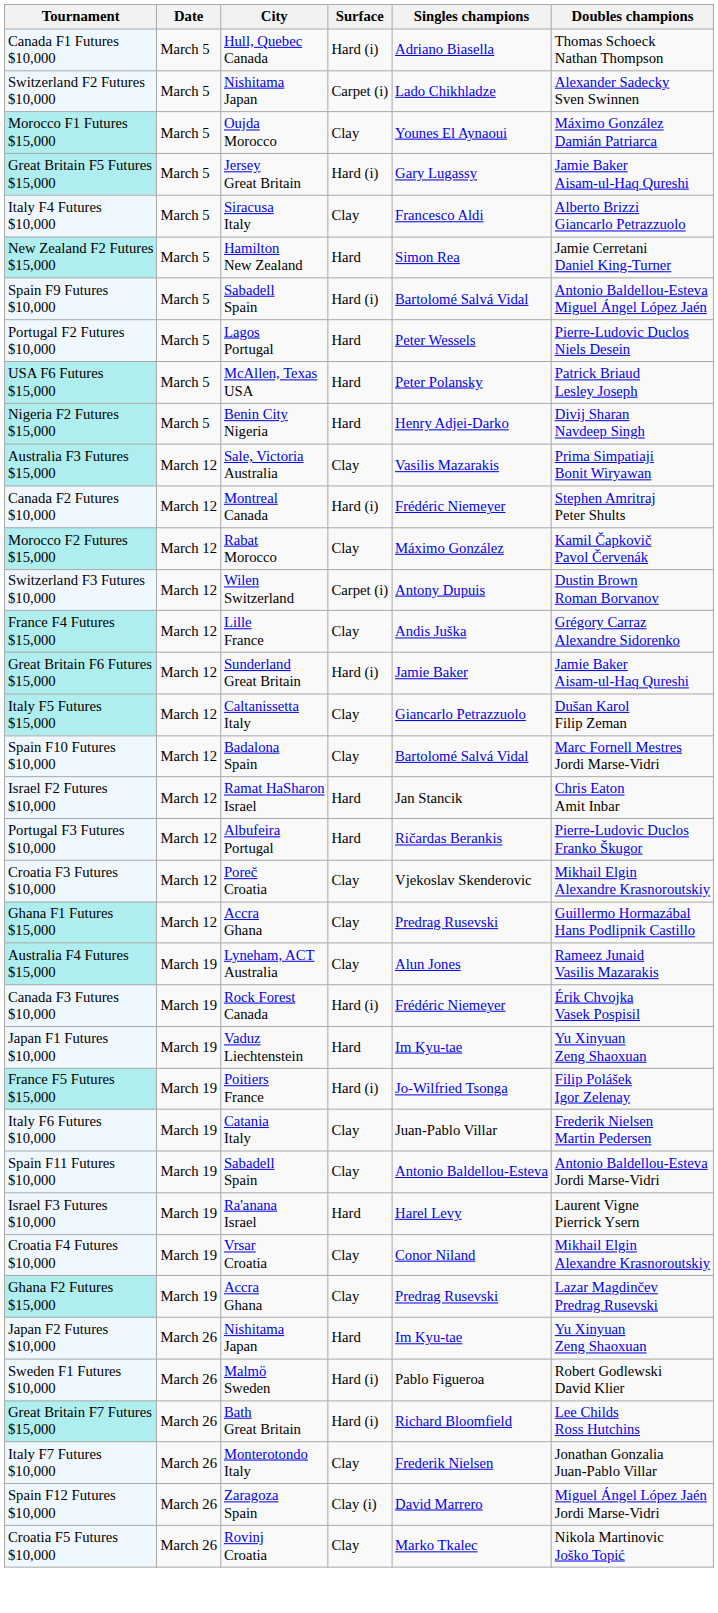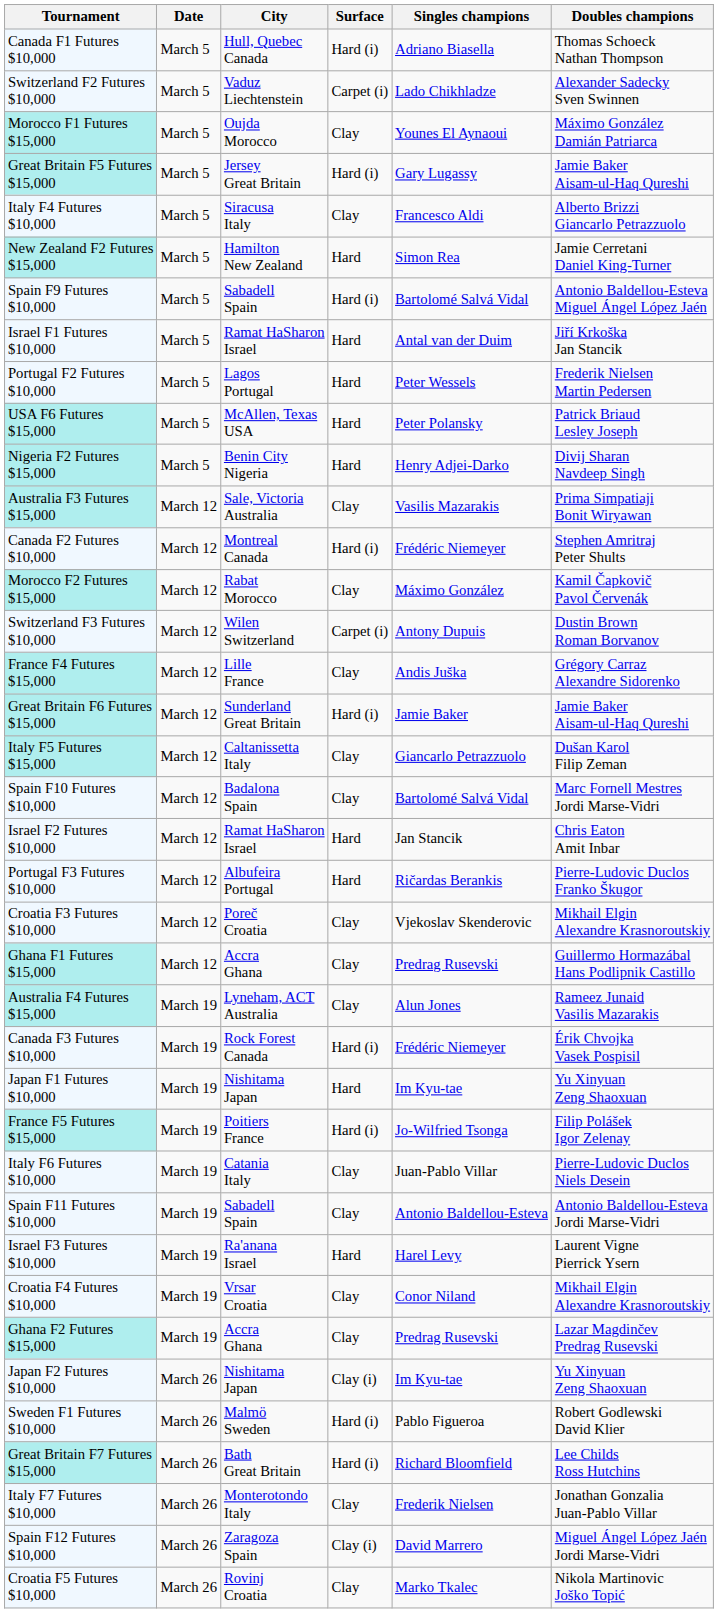(254, 91) Nishitama Japan -> (263, 91) Vaduz Liechtenstein
+ row: (58, 340)
(622, 340) Pierre-Ludovic Duclos Niels Desein -> (604, 382) Frederik Nielsen Martin Pedersen
(263, 1047) Vaduz Liechtenstein -> (254, 1089) Nishitama Japan
(604, 1130) Frederik Nielsen Martin Pedersen -> (622, 1172) Pierre-Ludovic Duclos Niels Desein
(346, 1338) Hard -> (354, 1379) Clay (i)
